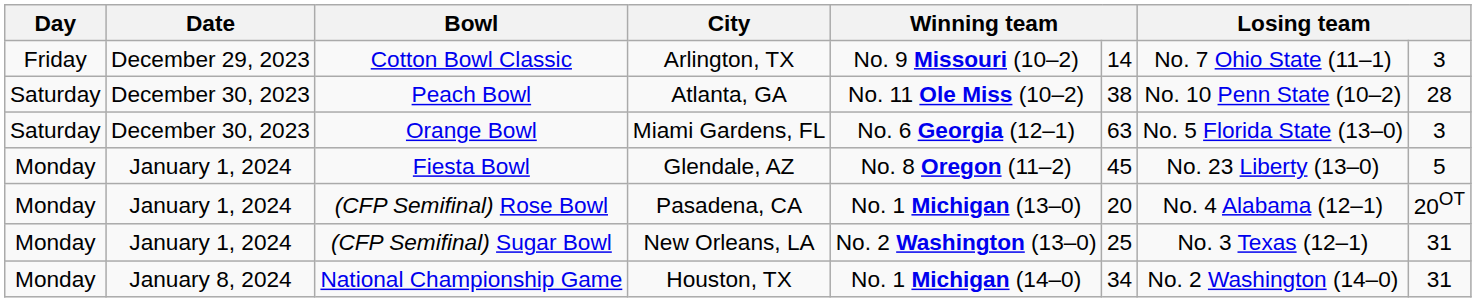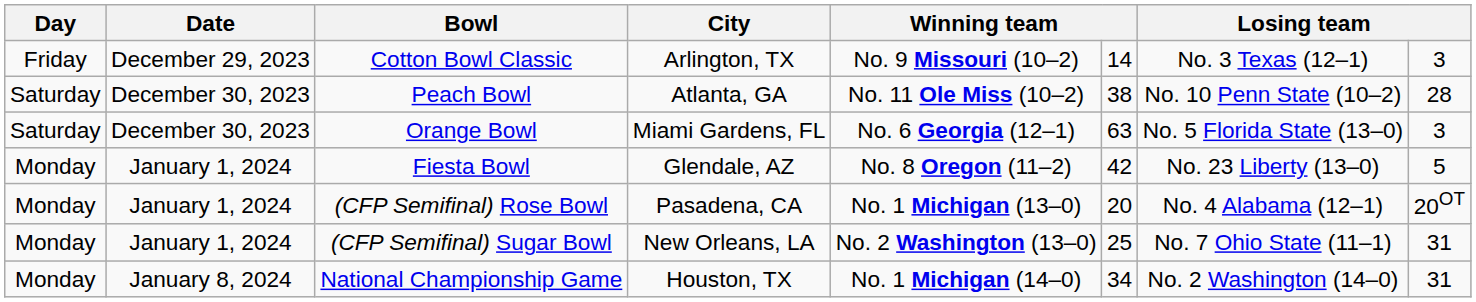(1273, 59) No. 7 Ohio State (11–1) -> (1273, 59) No. 3 Texas (12–1)
(1120, 166) 45 -> (1120, 166) 42
(1273, 243) No. 3 Texas (12–1) -> (1273, 243) No. 7 Ohio State (11–1)
